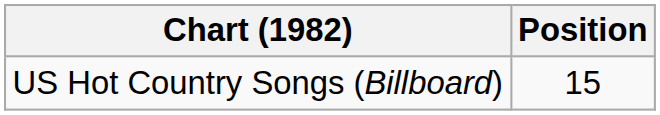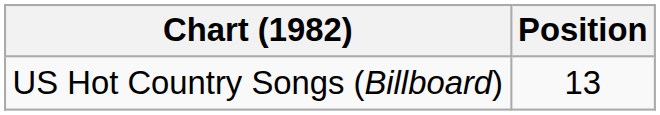(583, 82) 15 -> (583, 82) 13
